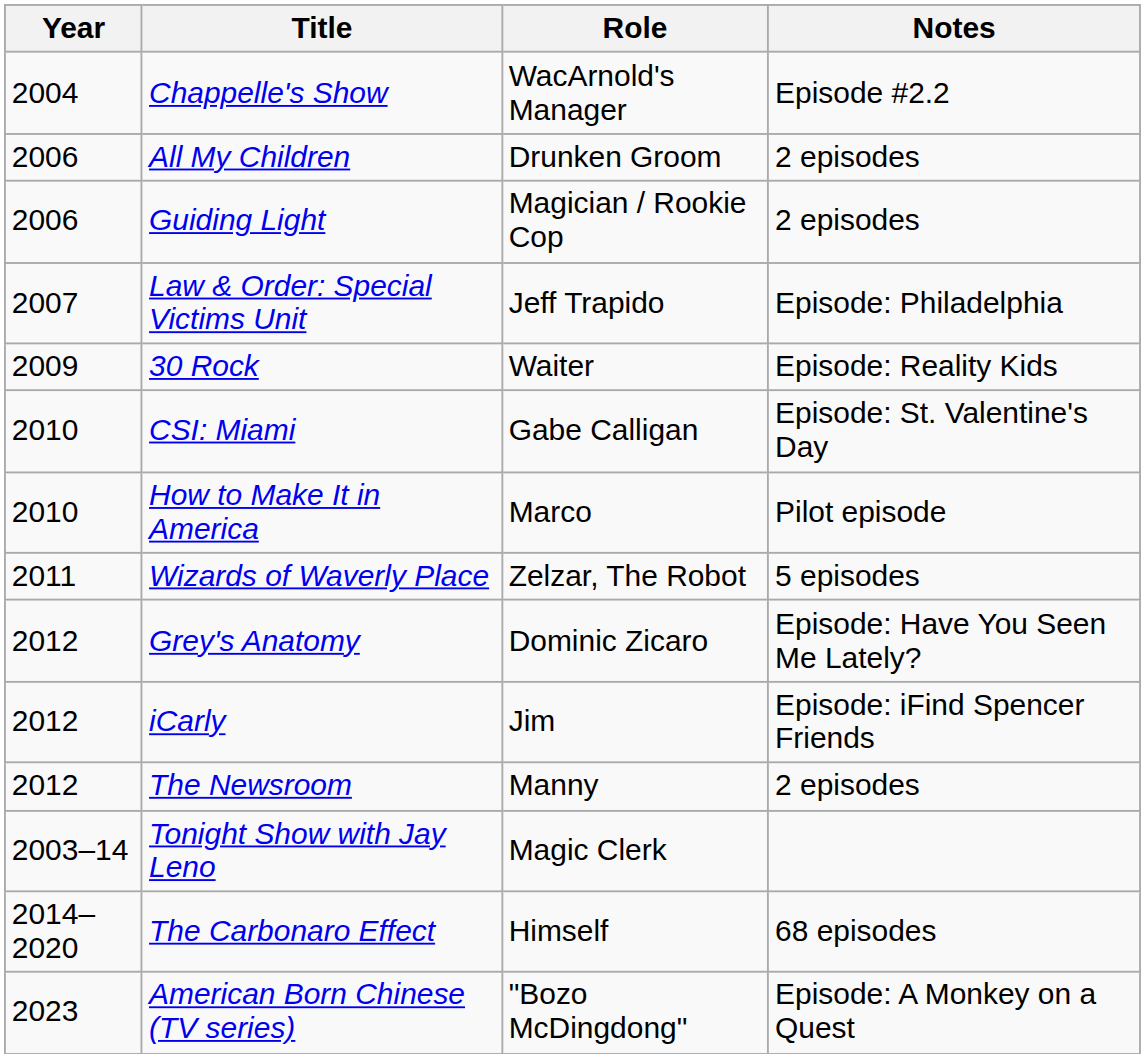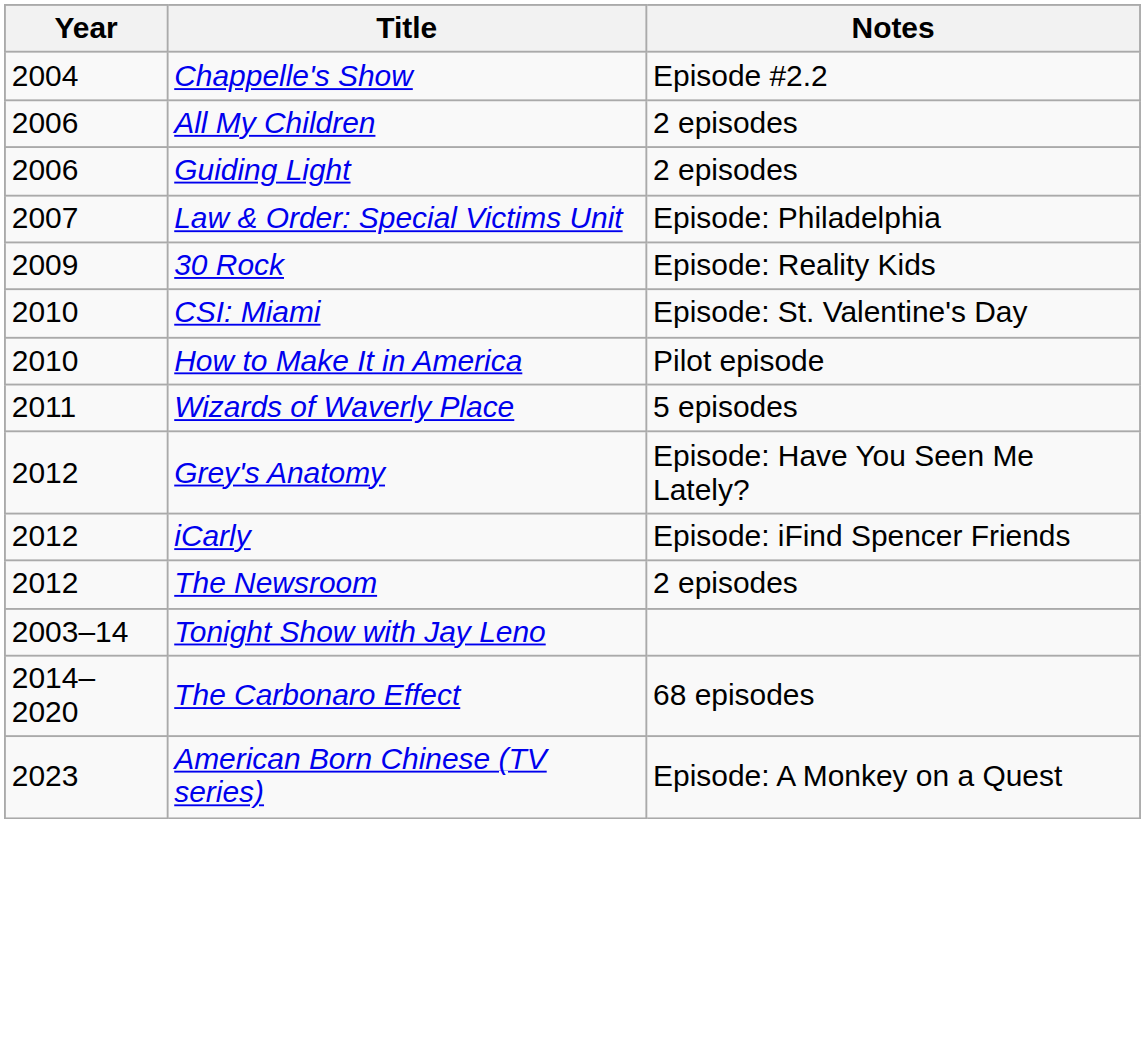- column: (635, 28)
